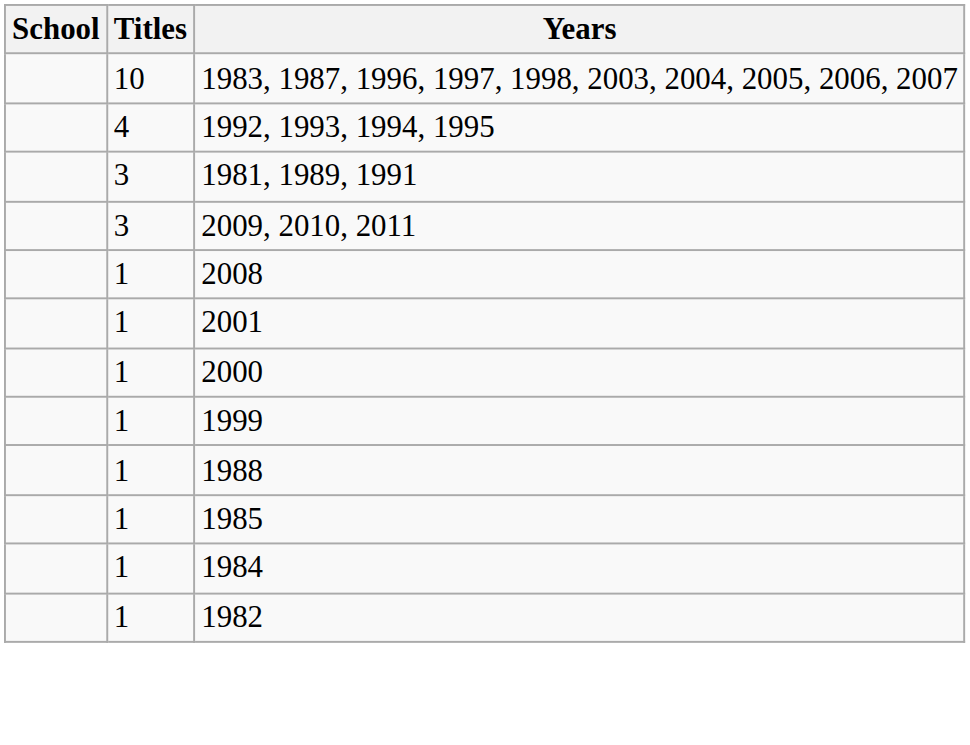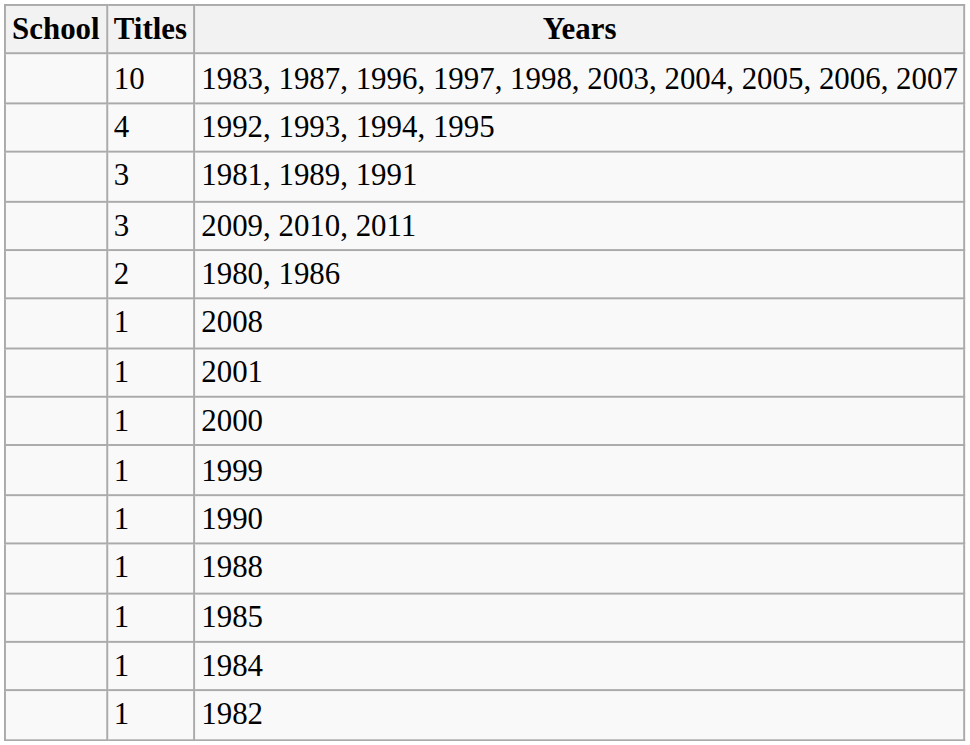+ row: (271, 273)
+ row: (232, 518)
